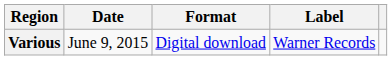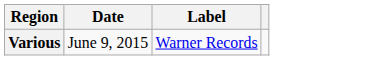- column: (211, 17)
